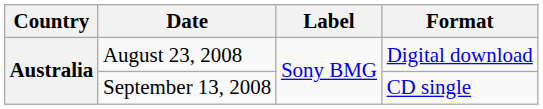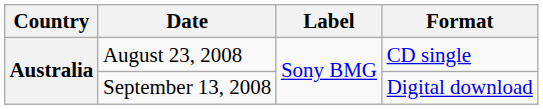(460, 54) Digital download -> (429, 54) CD single
(429, 87) CD single -> (460, 87) Digital download
